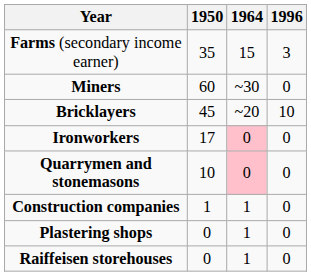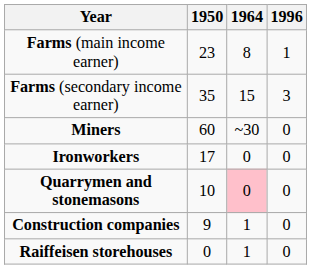+ row: (96, 52)
- row: (96, 112)
(247, 138) pink background -> (247, 156) no background
(207, 207) 1 -> (207, 225) 9
- row: (96, 233)
